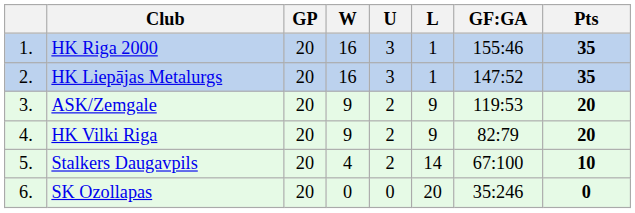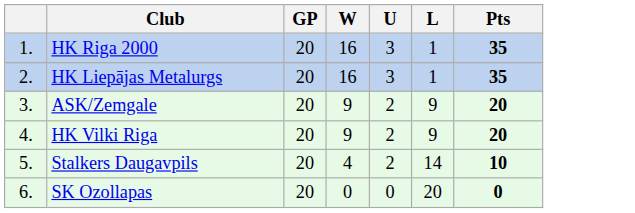- column: (498, 18)
